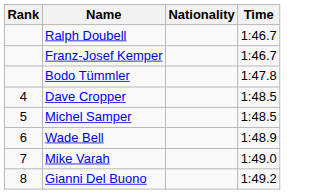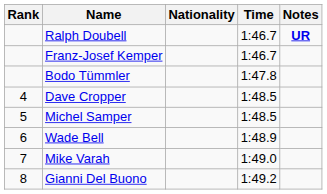+ column: (301, 14)
